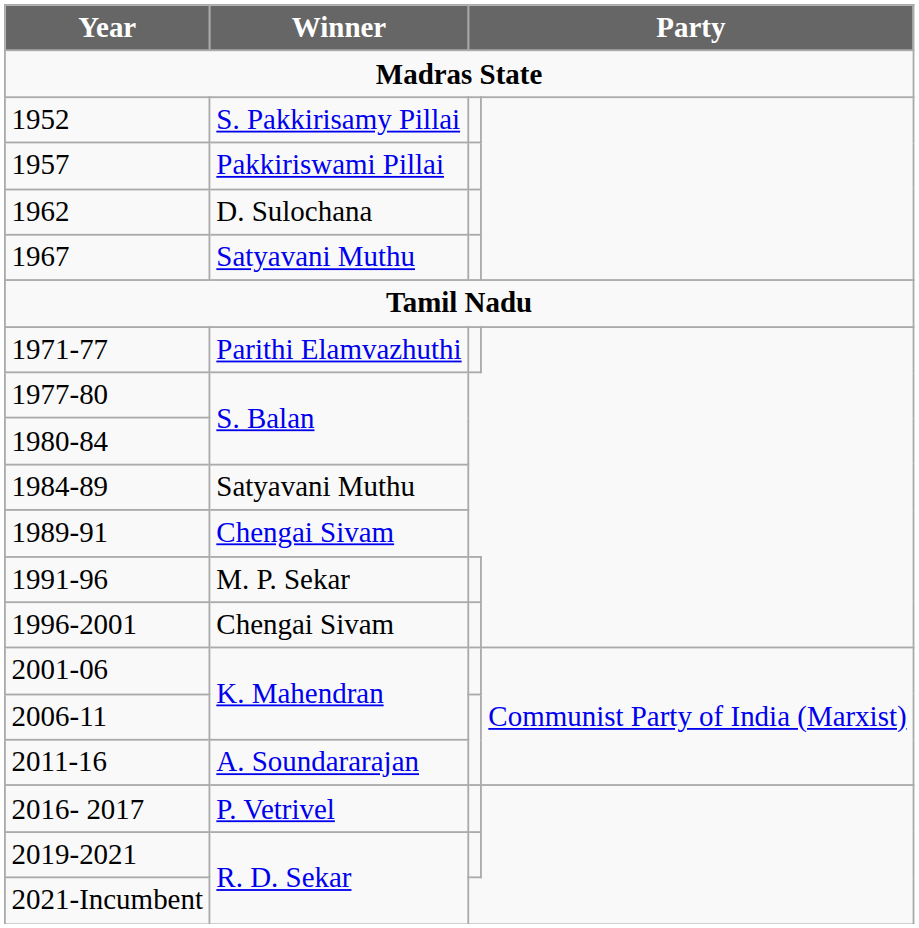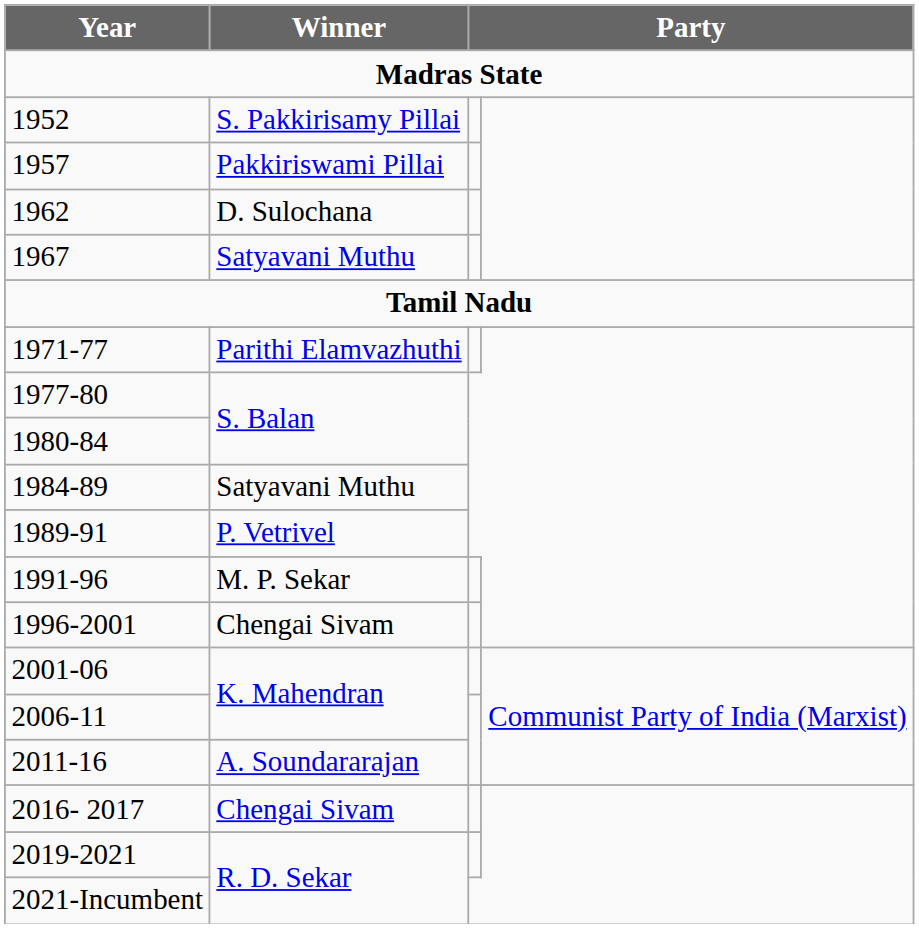(305, 532) Chengai Sivam -> (276, 532) P. Vetrivel
(276, 808) P. Vetrivel -> (305, 808) Chengai Sivam
